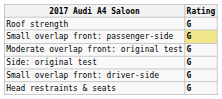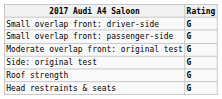rows swapped: (83, 75) <-> (37, 24)
(189, 37) khaki background -> (189, 37) no background
